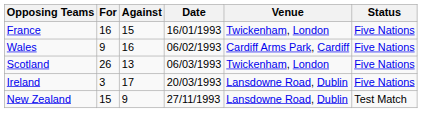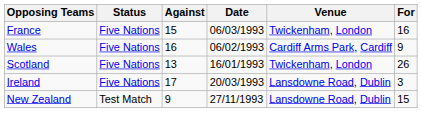columns swapped: (108, 13) <-> (384, 13)
(194, 30) 16/01/1993 -> (237, 30) 06/03/1993
(194, 64) 06/03/1993 -> (237, 64) 16/01/1993
